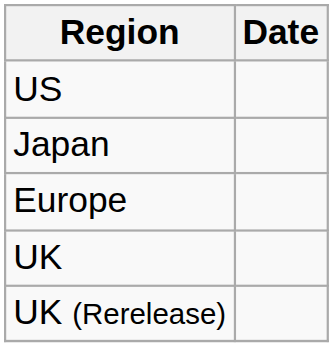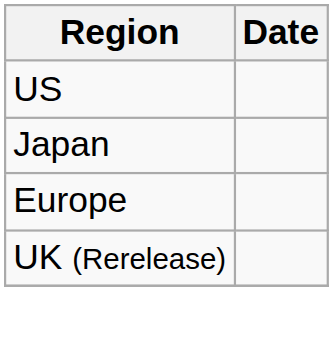- row: (38, 256)
